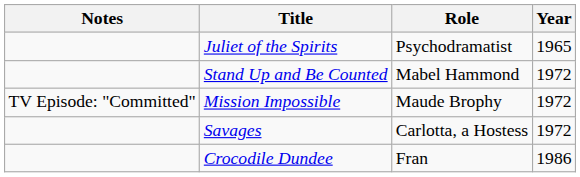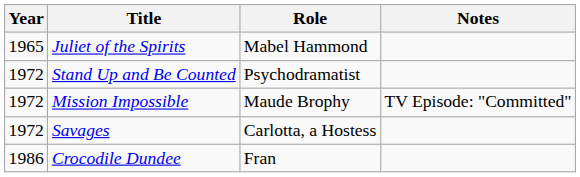columns swapped: (554, 18) <-> (102, 18)
(454, 46) Psychodramatist -> (306, 46) Mabel Hammond
(458, 74) Mabel Hammond -> (302, 74) Psychodramatist
